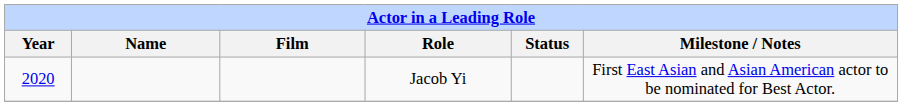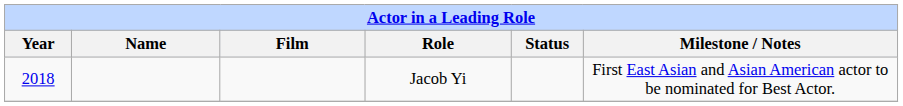(38, 79) 2020 -> (38, 79) 2018
